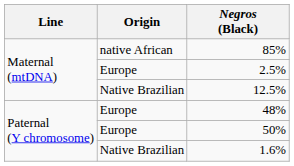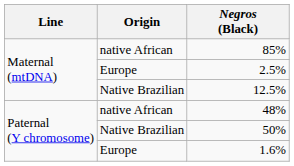(118, 110) Europe -> (136, 110) native African
(118, 130) Europe -> (142, 130) Native Brazilian
(142, 150) Native Brazilian -> (118, 150) Europe
